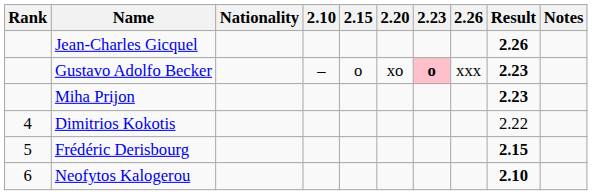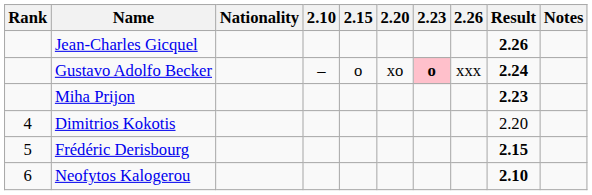(513, 70) 2.23 -> (513, 70) 2.24
(513, 123) 2.22 -> (513, 123) 2.20
